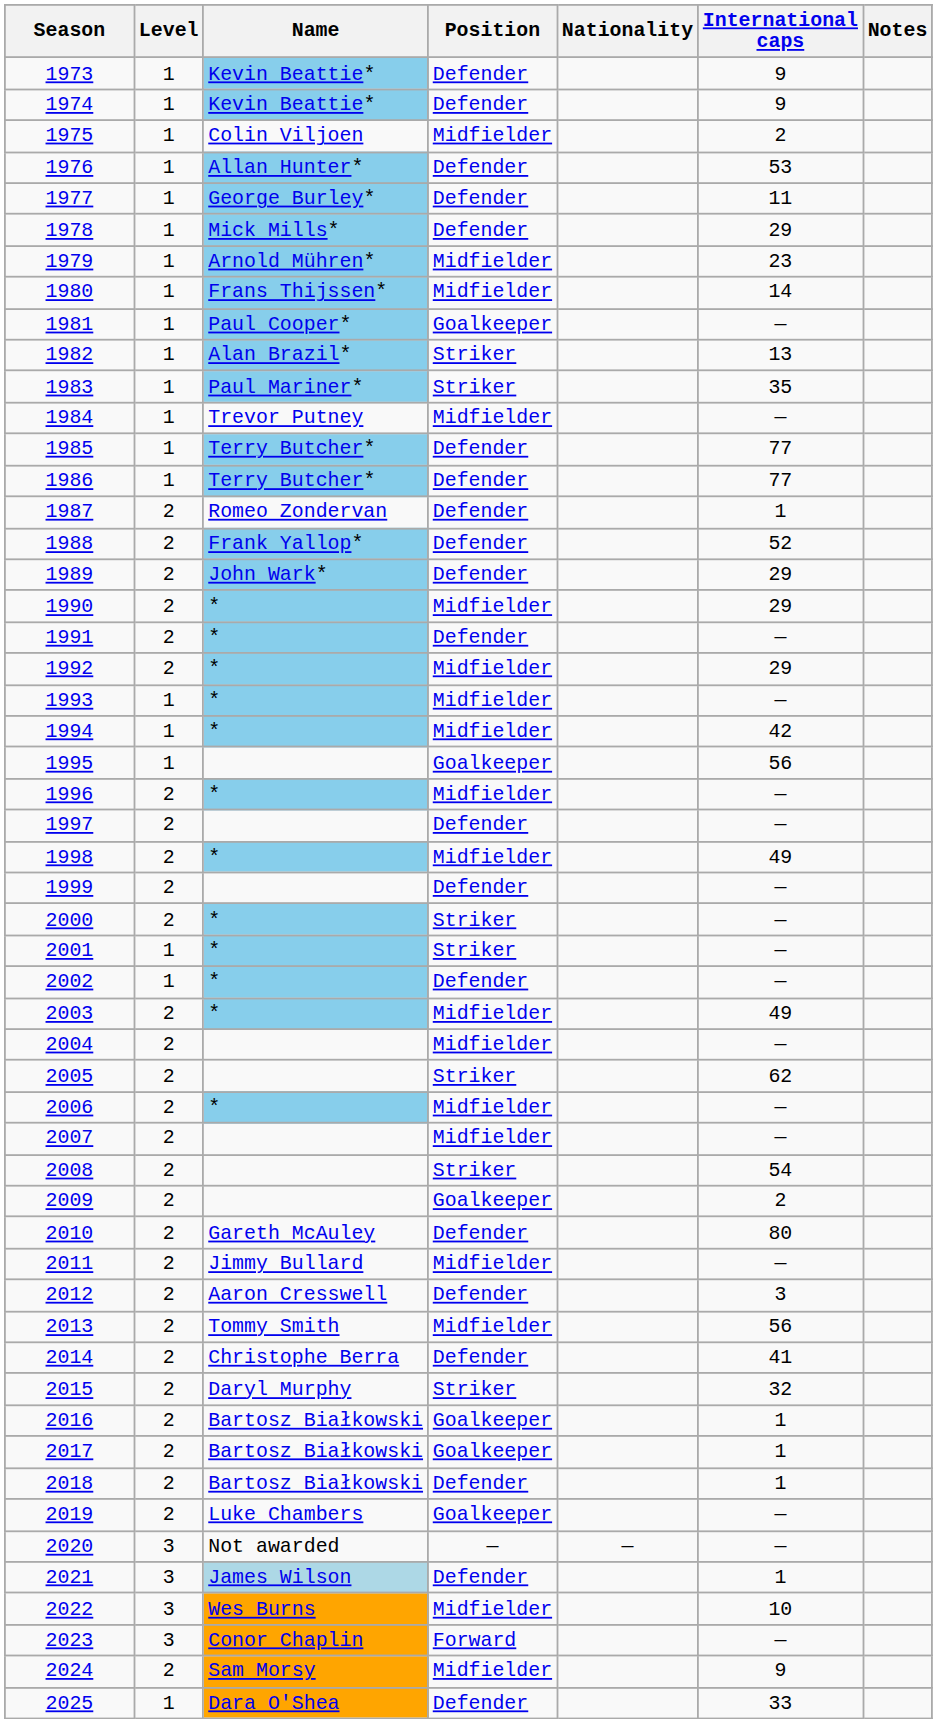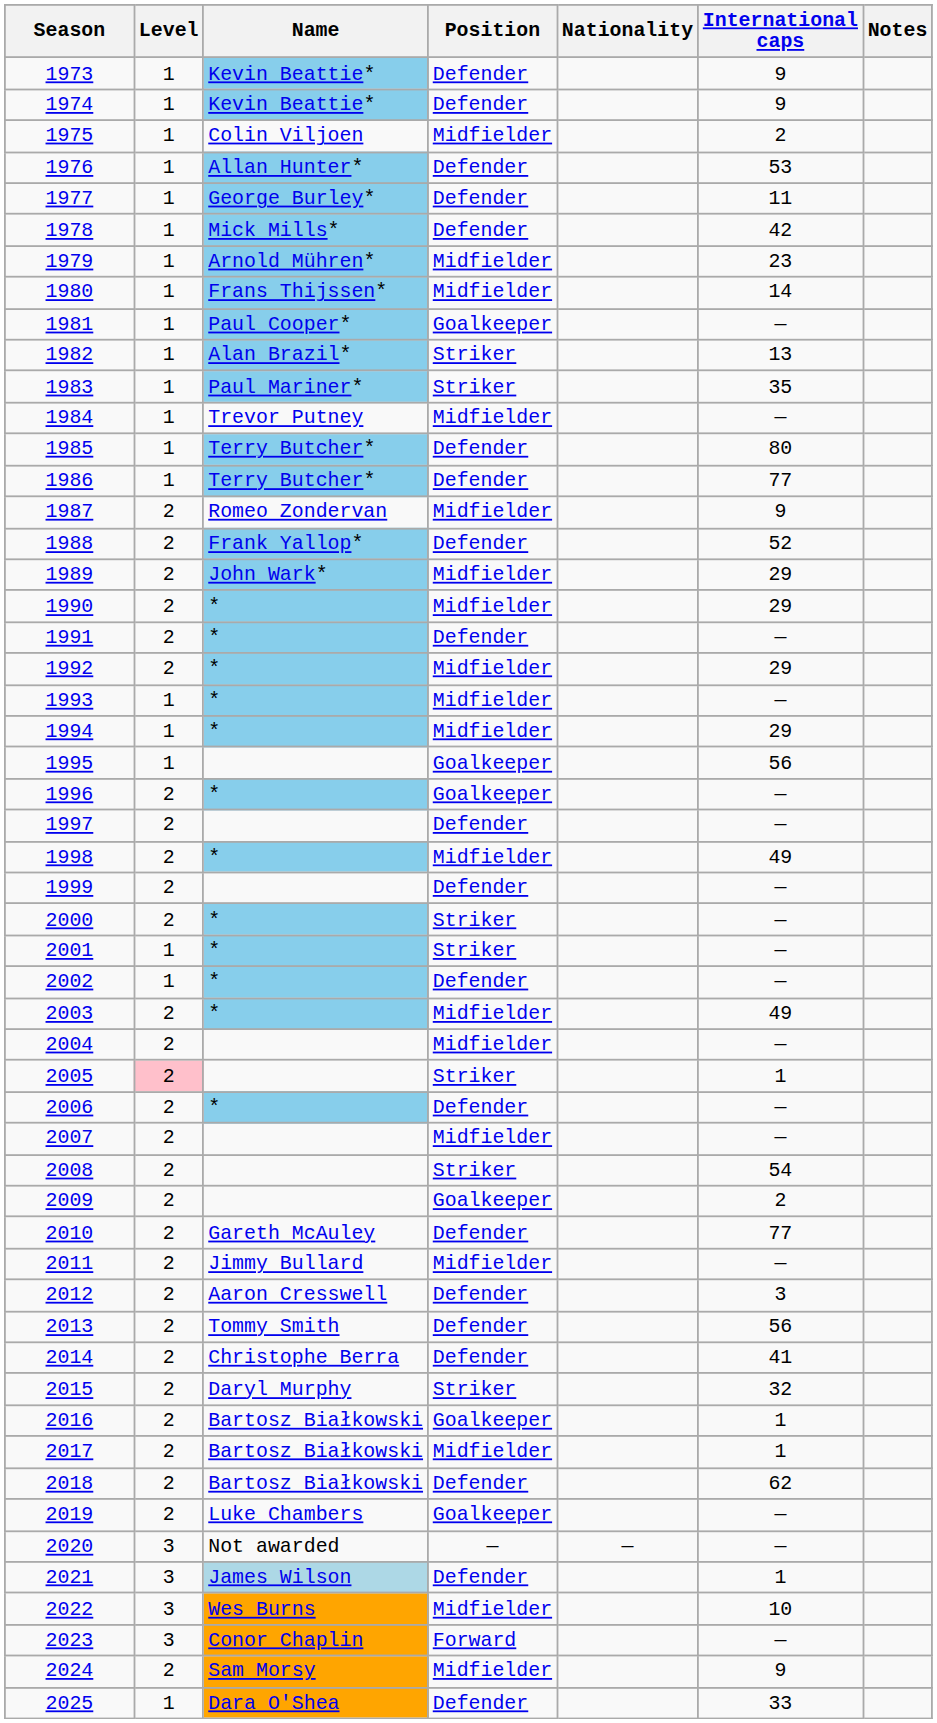(780, 230) 29 -> (780, 230) 42
(780, 450) 77 -> (780, 450) 80
(481, 512) Defender -> (492, 512) Midfielder
(780, 512) 1 -> (780, 512) 9
(481, 575) Defender -> (492, 575) Midfielder
(780, 731) 42 -> (780, 731) 29
(492, 794) Midfielder -> (492, 794) Goalkeeper
(169, 1076) no background -> (169, 1076) pink background
(780, 1076) 62 -> (780, 1076) 1
(492, 1107) Midfielder -> (481, 1107) Defender
(780, 1233) 80 -> (780, 1233) 77
(492, 1327) Midfielder -> (481, 1327) Defender
(492, 1452) Goalkeeper -> (492, 1452) Midfielder
(780, 1483) 1 -> (780, 1483) 62
